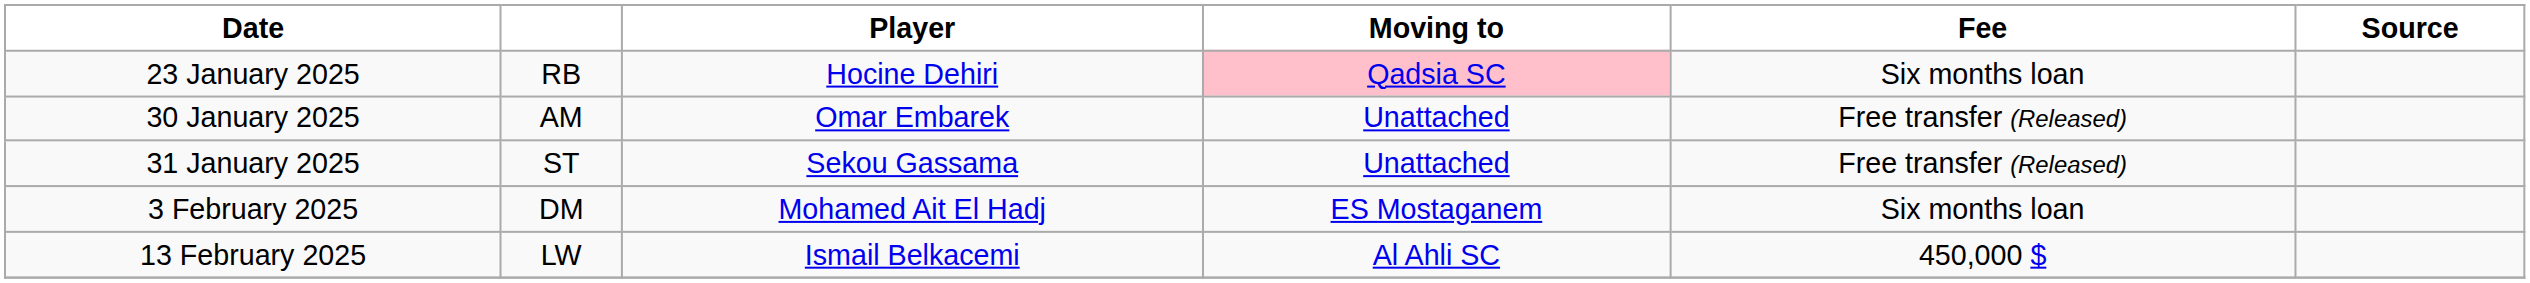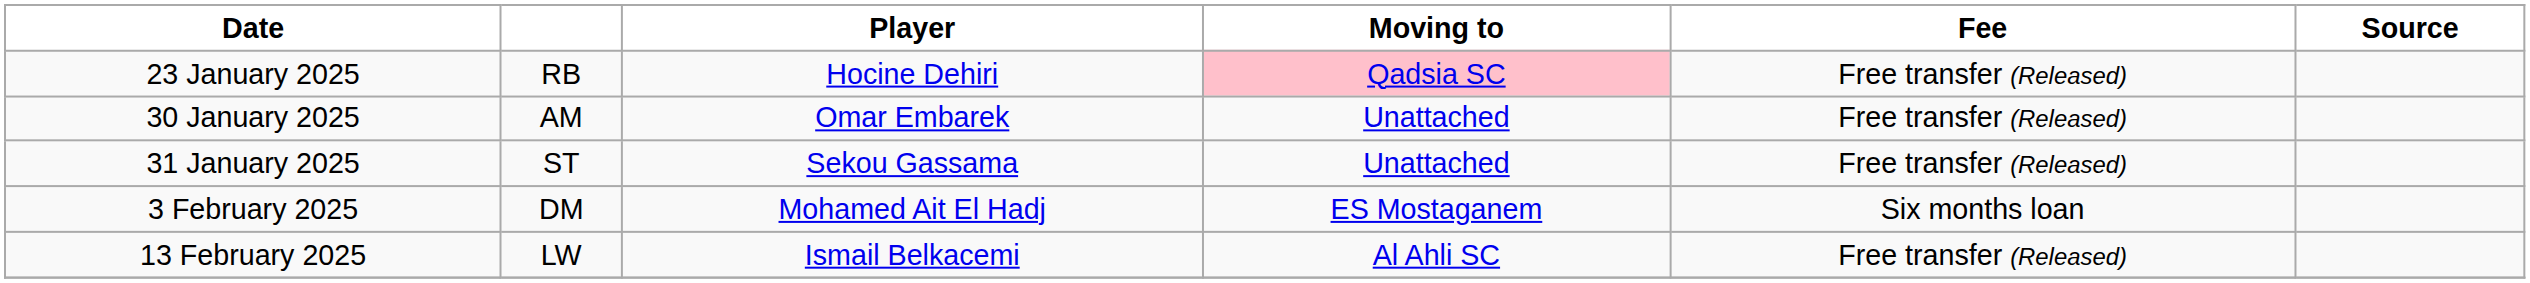(1983, 73) Six months loan -> (1983, 73) Free transfer (Released)
(1983, 254) 450,000 $ -> (1983, 254) Free transfer (Released)
